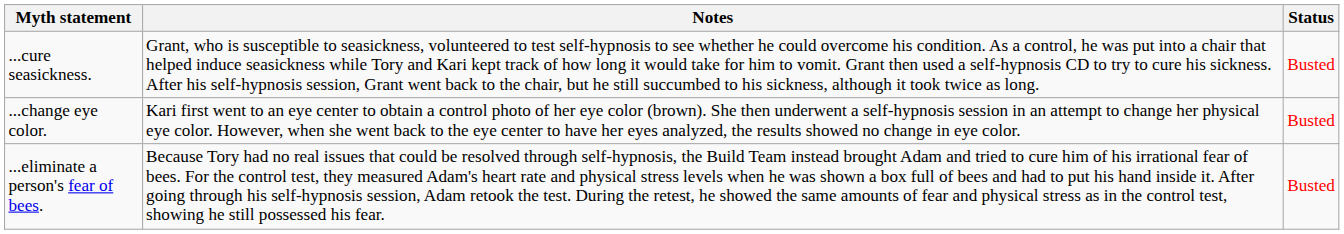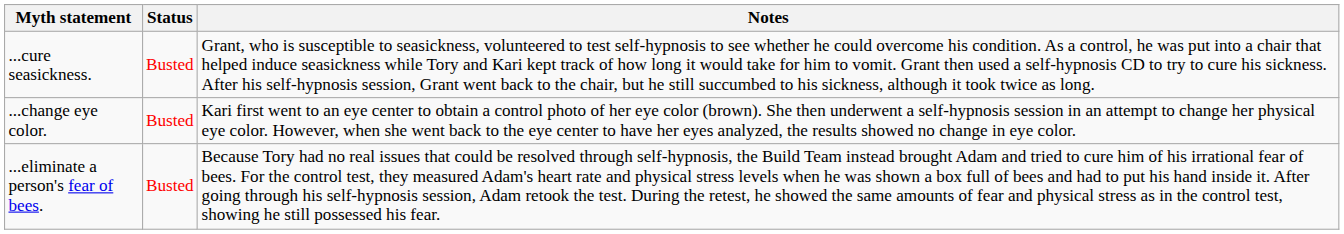columns swapped: (1311, 18) <-> (713, 18)
